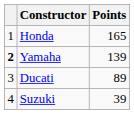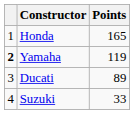(117, 57) 139 -> (117, 57) 119
(120, 99) 39 -> (120, 99) 33
